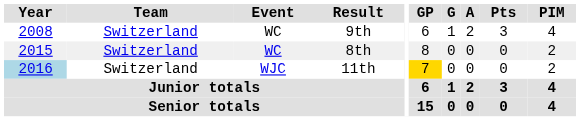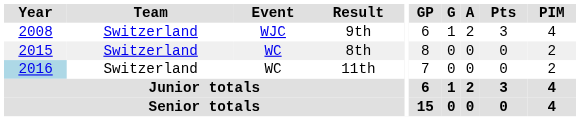(273, 32) WC -> (273, 32) WJC
(273, 69) WJC -> (273, 69) WC
(425, 69) gold background -> (425, 69) no background
